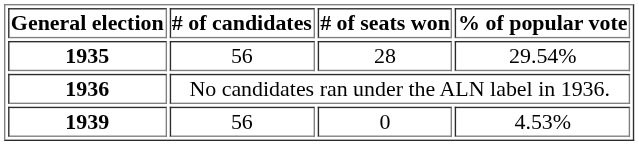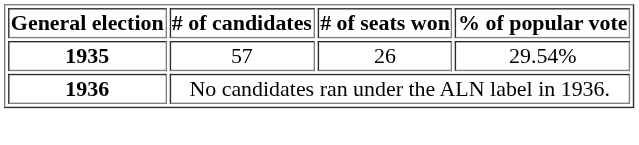(242, 55) 56 -> (242, 55) 57
(385, 55) 28 -> (385, 55) 26
- row: (87, 121)
